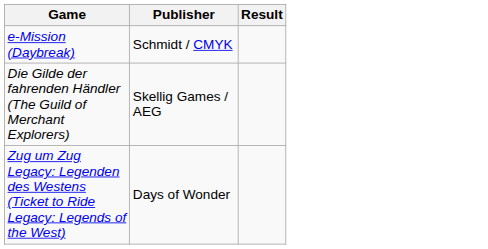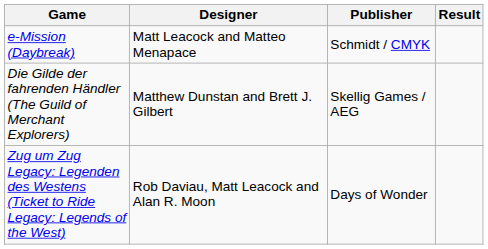+ column: (228, 15)
